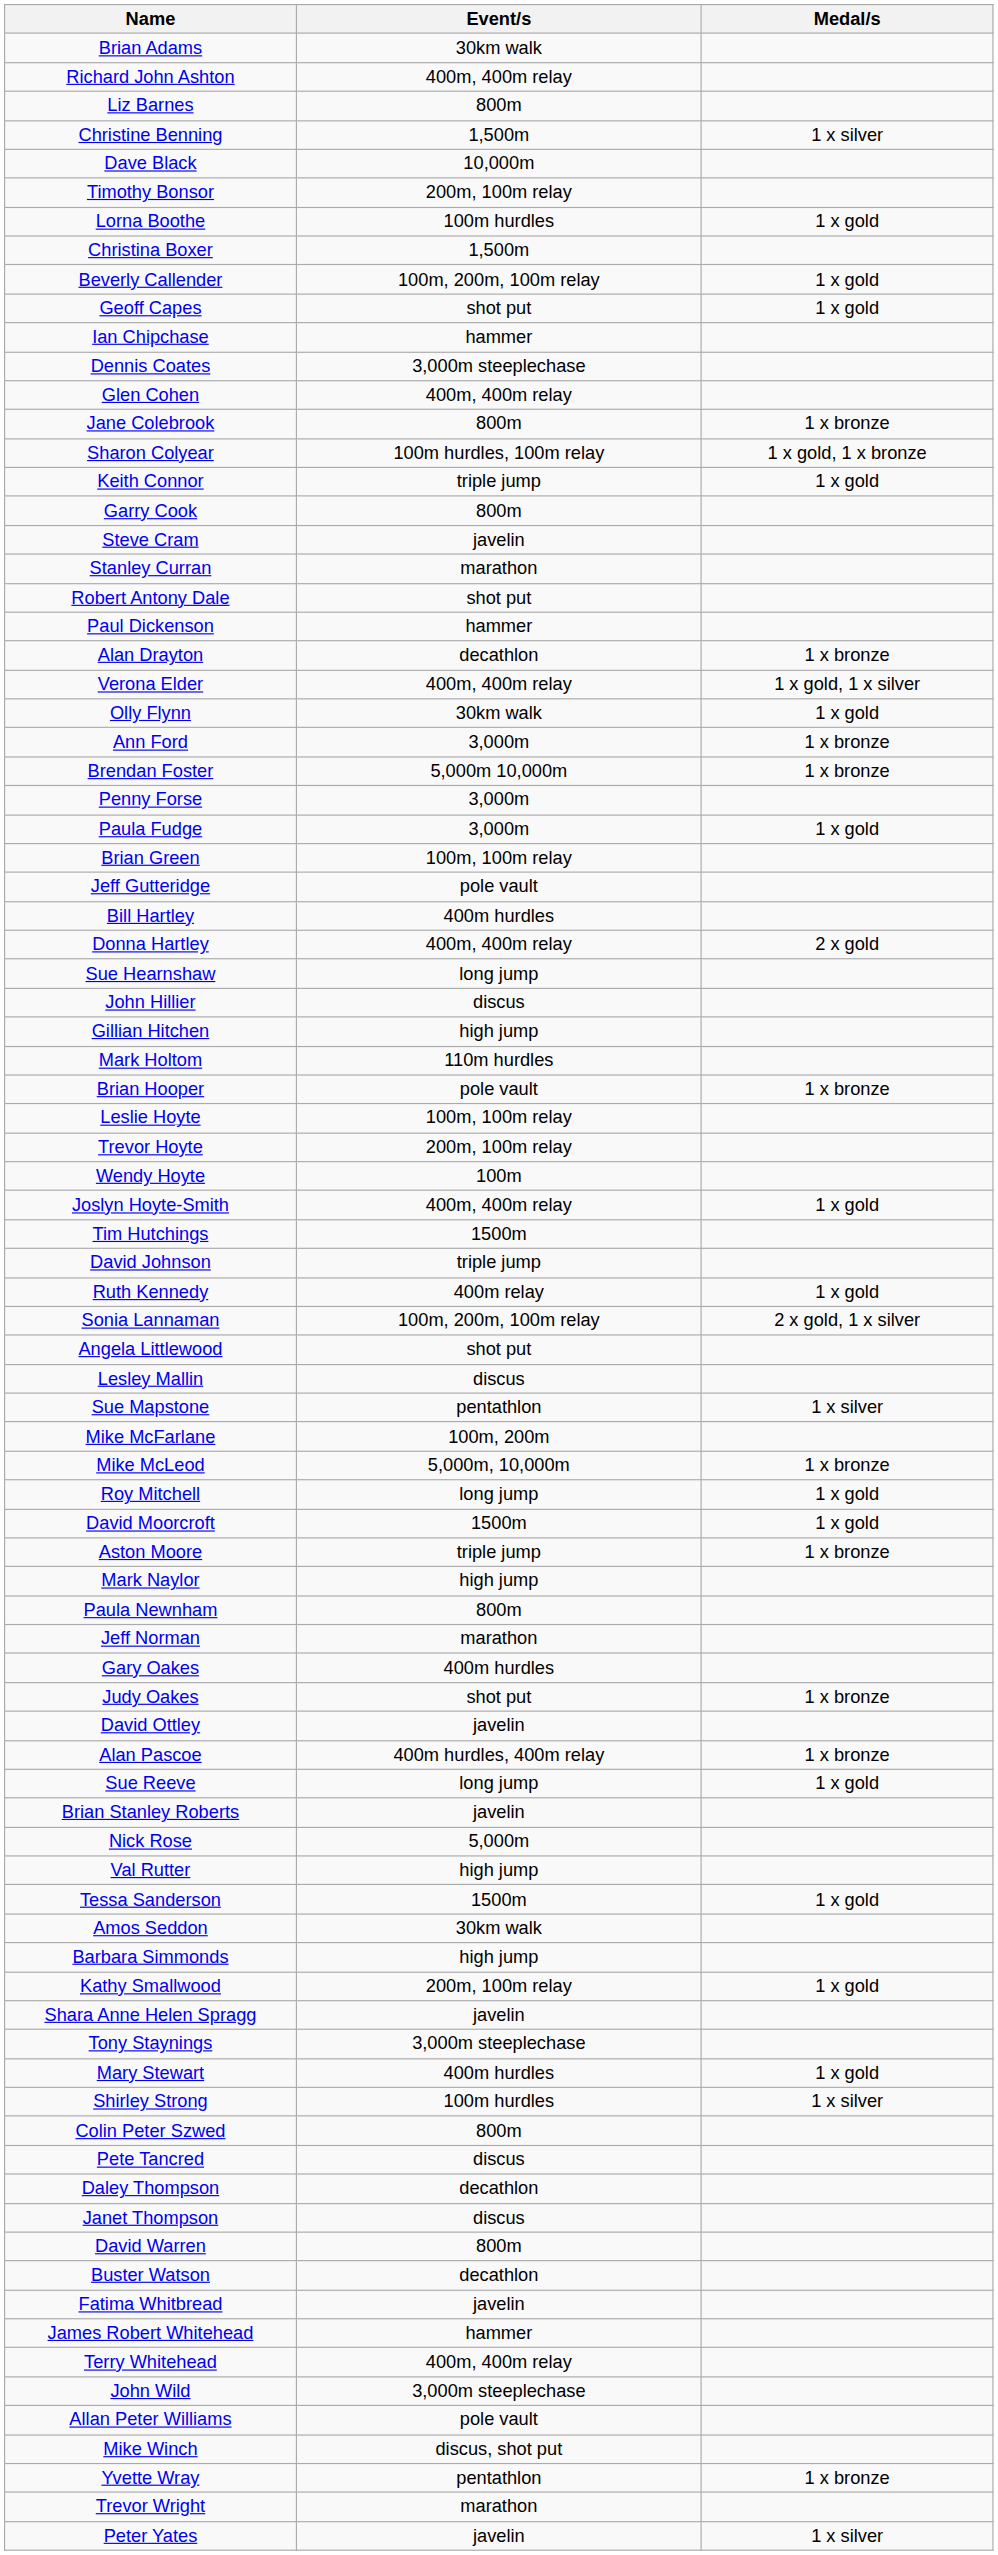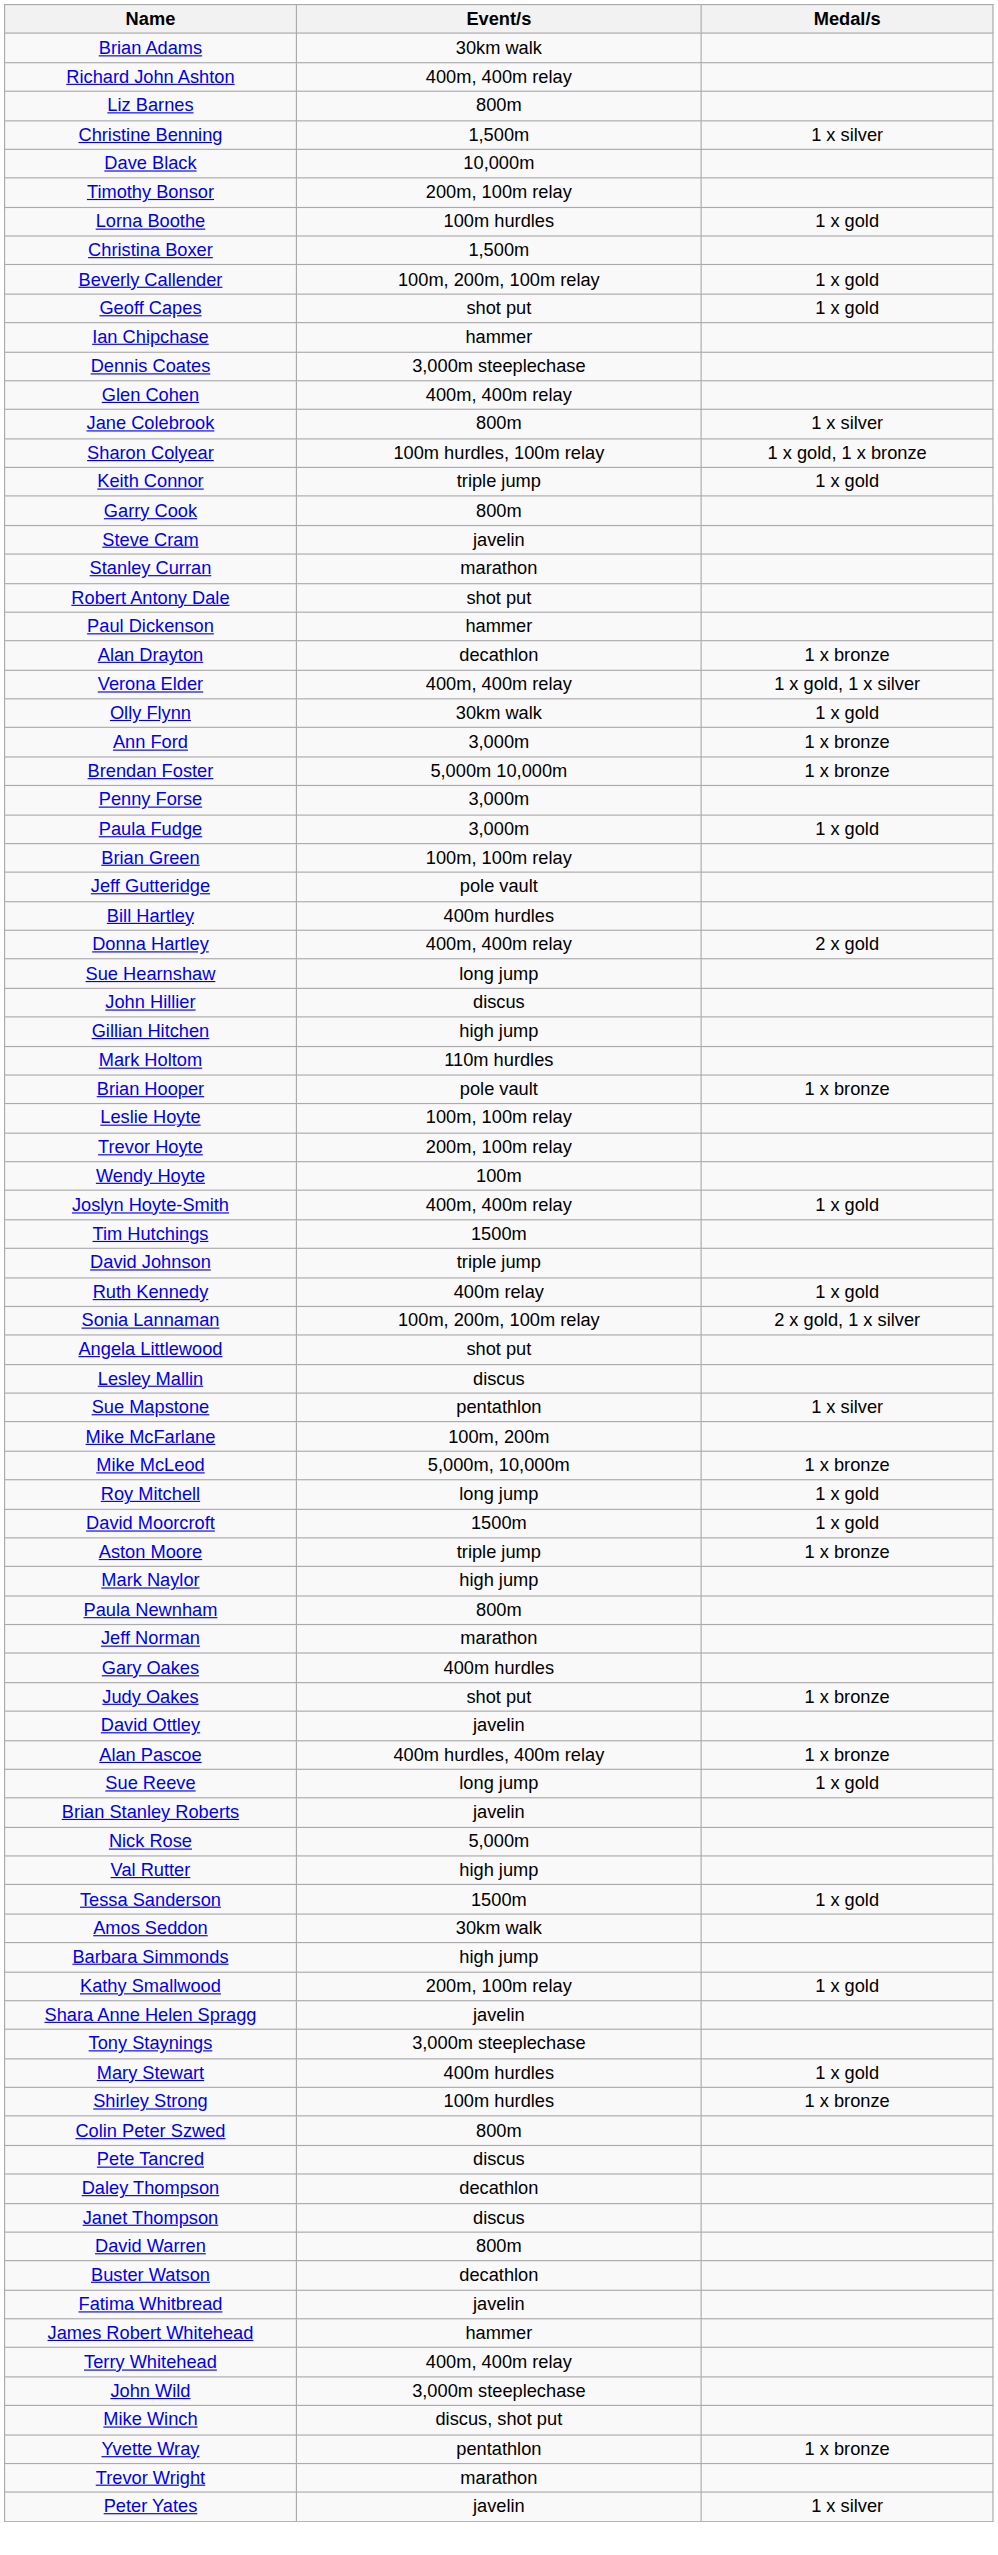(847, 423) 1 x bronze -> (847, 423) 1 x silver
(847, 2101) 1 x silver -> (847, 2101) 1 x bronze
- row: (150, 2419)
